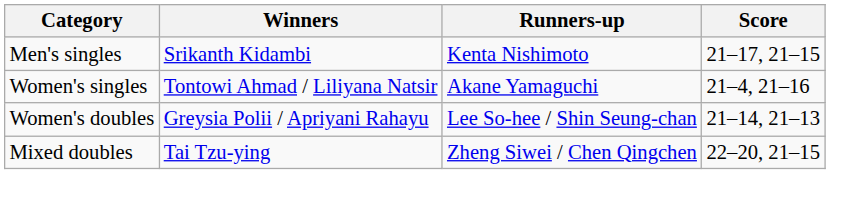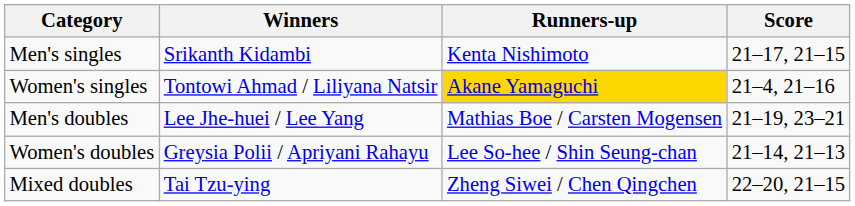(523, 86) no background -> (523, 86) gold background
+ row: (69, 119)
